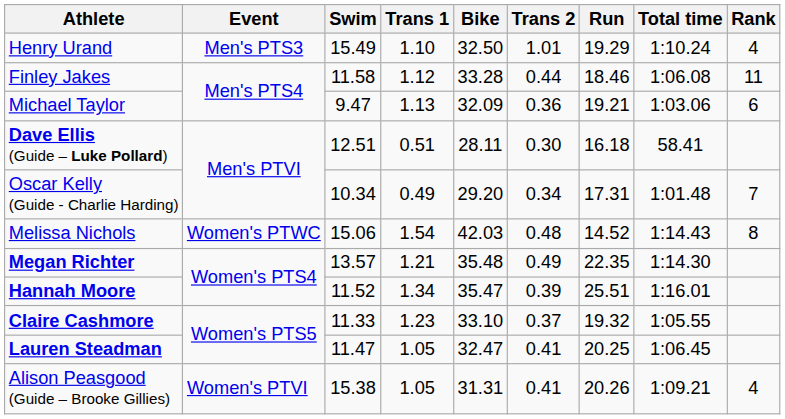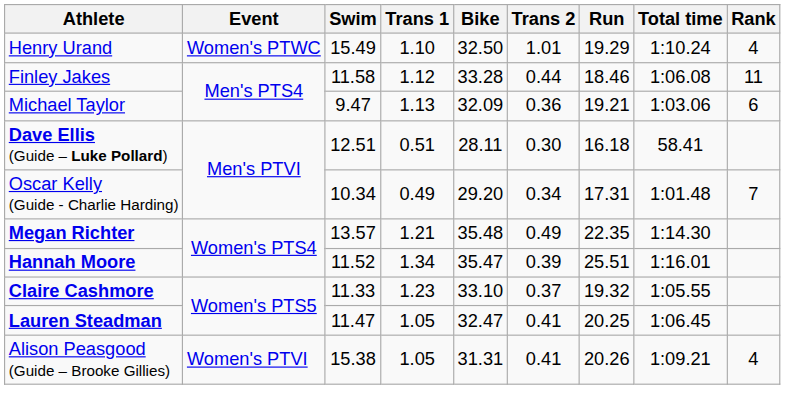(254, 47) Men's PTS3 -> (254, 47) Women's PTWC
- row: (72, 233)
